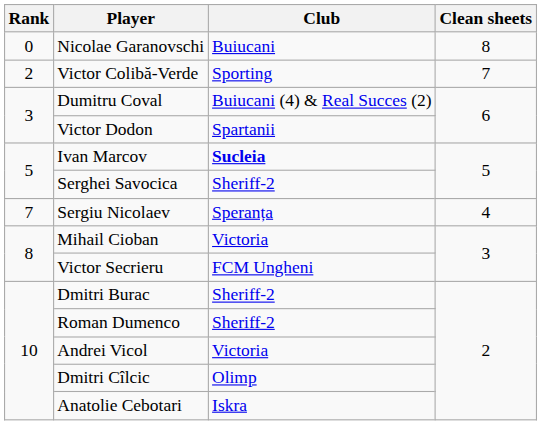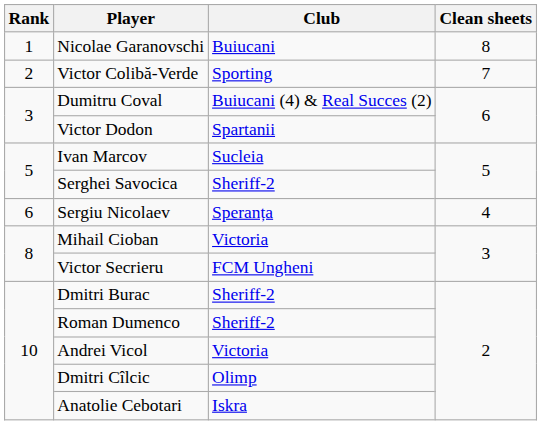(29, 45) 0 -> (29, 45) 1
(239, 156) bold -> (238, 156) normal
(29, 211) 7 -> (29, 211) 6
